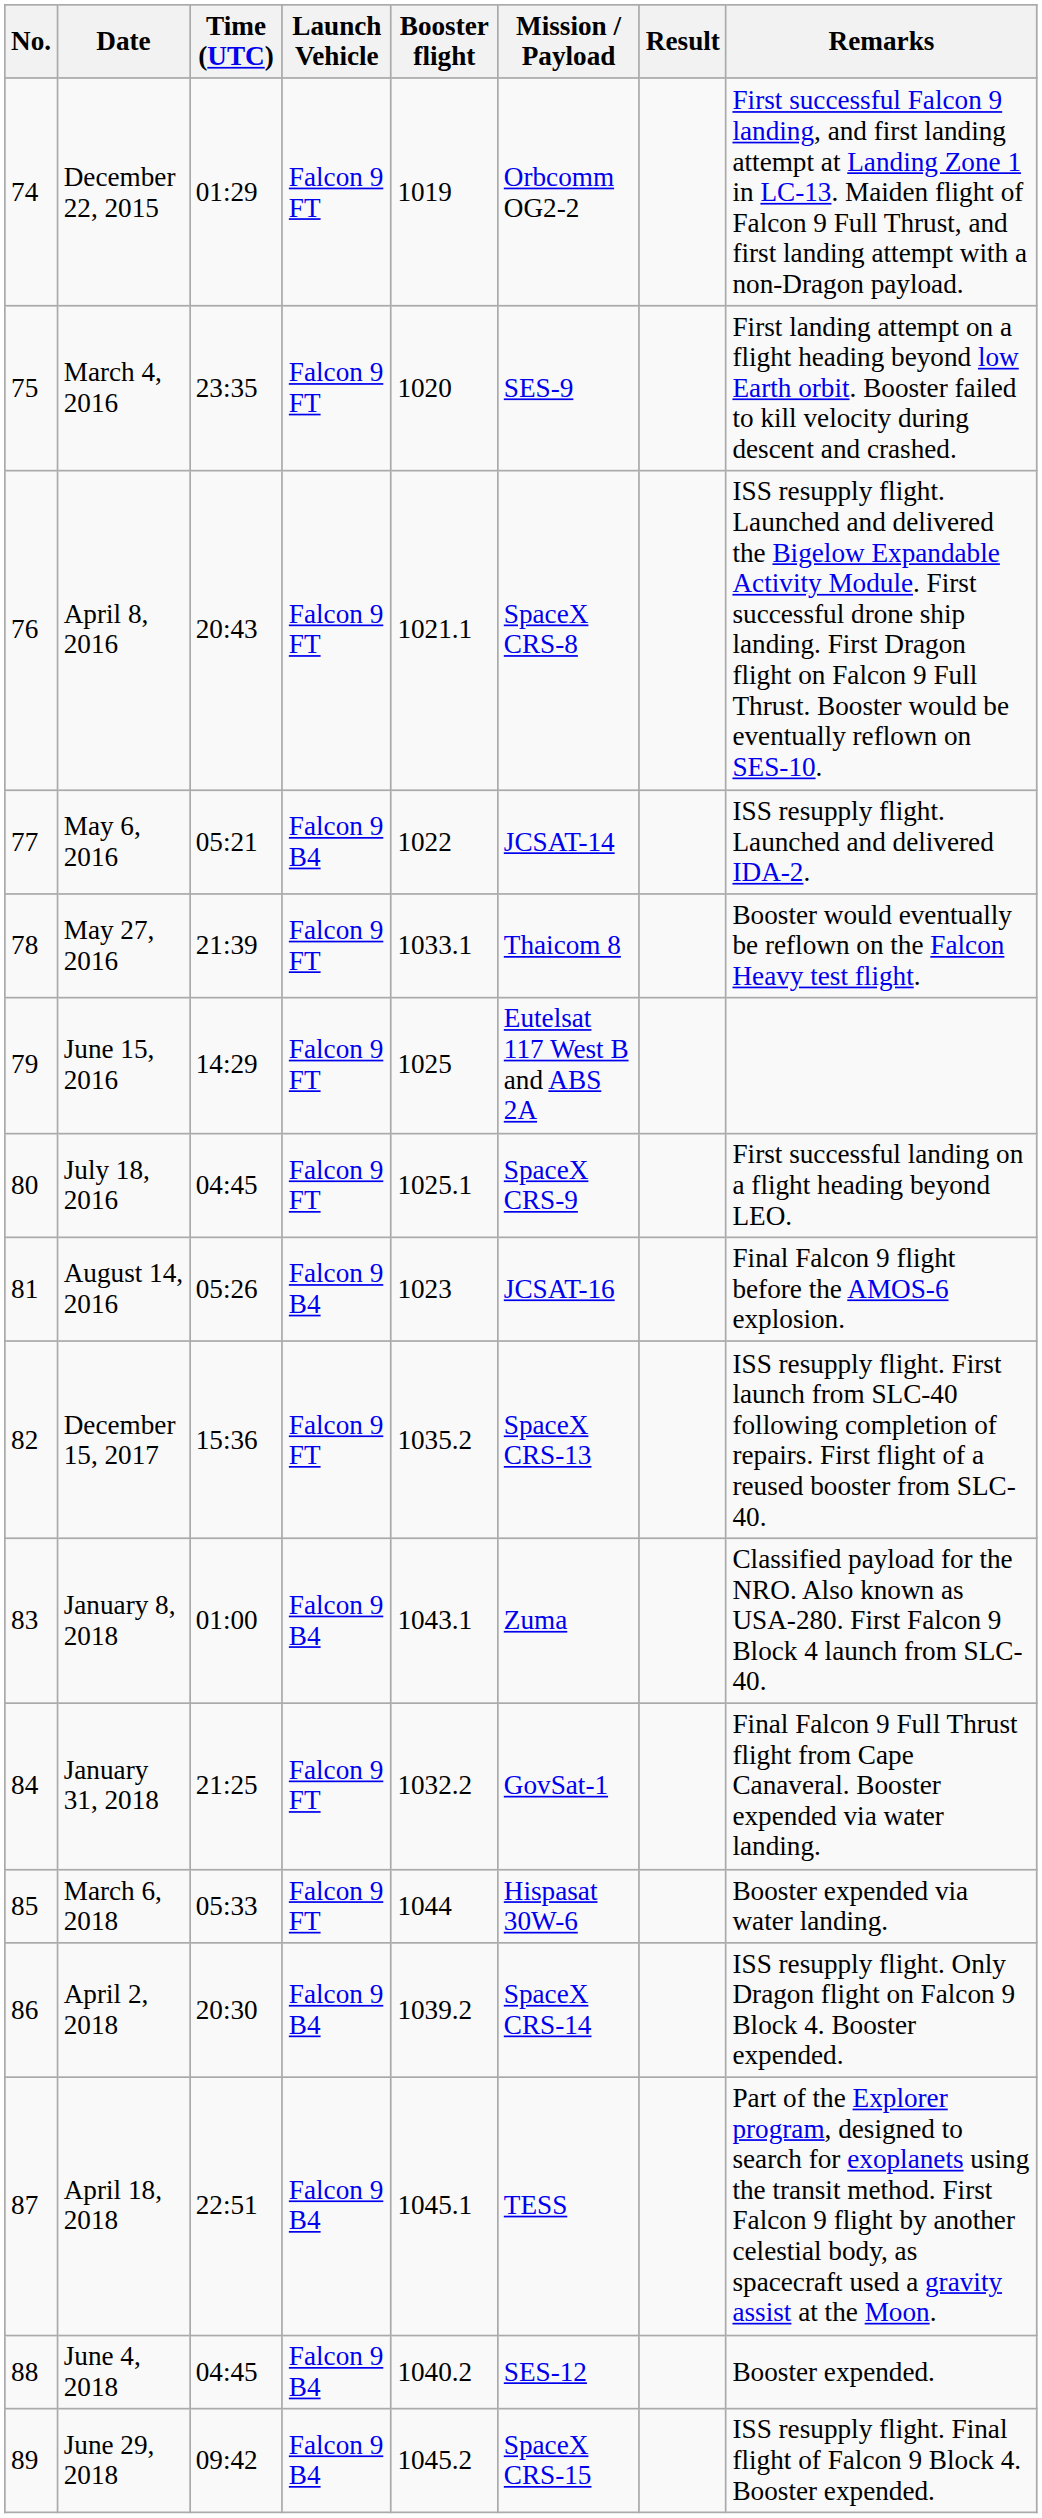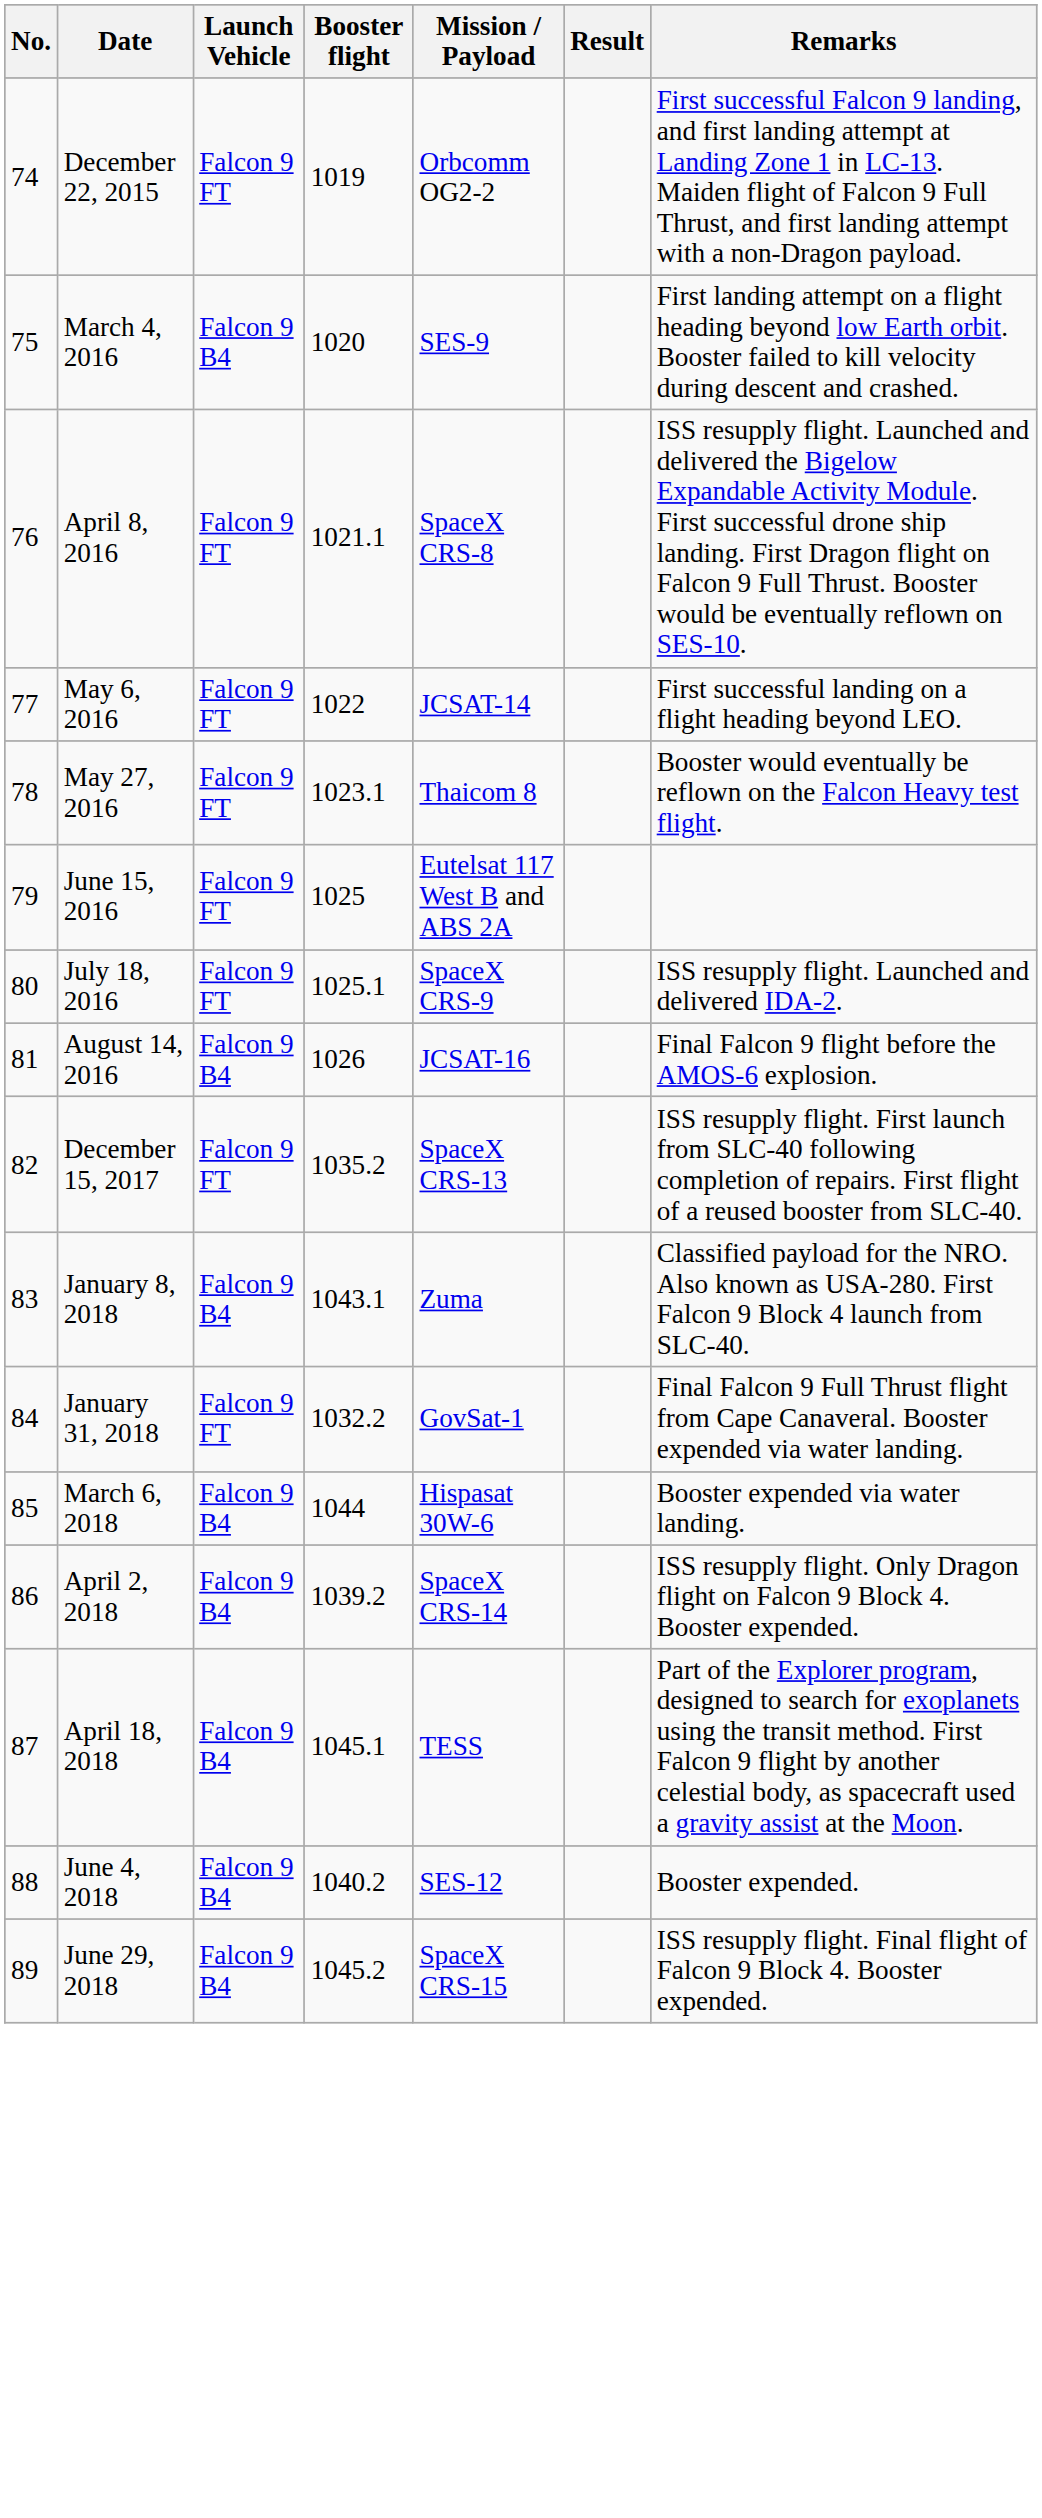- column: (236, 41)
(336, 387) Falcon 9 FT -> (246, 341) Falcon 9 B4
(336, 841) Falcon 9 B4 -> (246, 703) Falcon 9 FT
(863, 841) ISS resupply flight. Launched and delivered IDA-2. -> (812, 703) First successful landing on a flight heading beyond LEO.
(435, 945) 1033.1 -> (348, 792) 1023.1
(878, 1184) First successful landing on a flight heading beyond LEO. -> (843, 985) ISS resupply flight. Launched and delivered IDA-2.
(425, 1289) 1023 -> (338, 1059) 1026
(336, 1905) Falcon 9 FT -> (246, 1507) Falcon 9 B4
